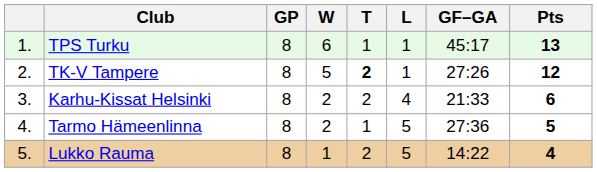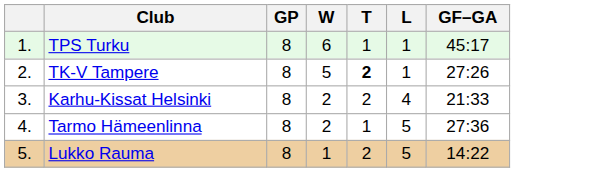- column: (551, 18)
